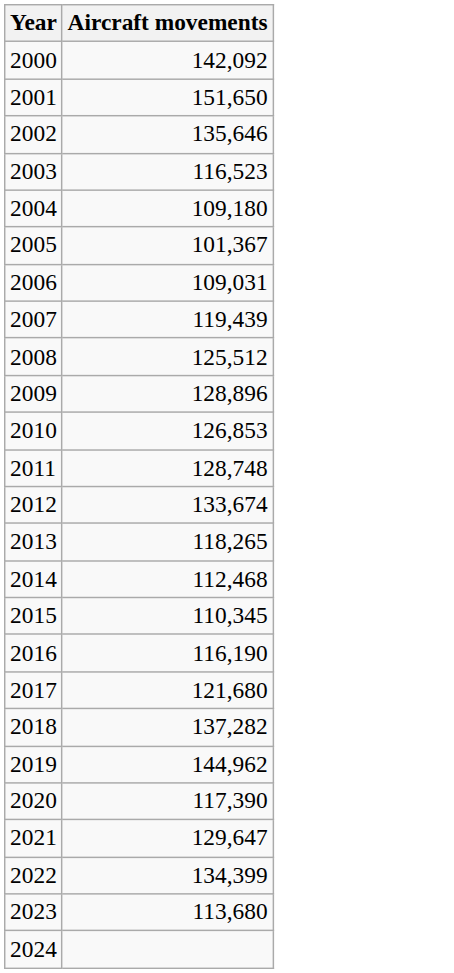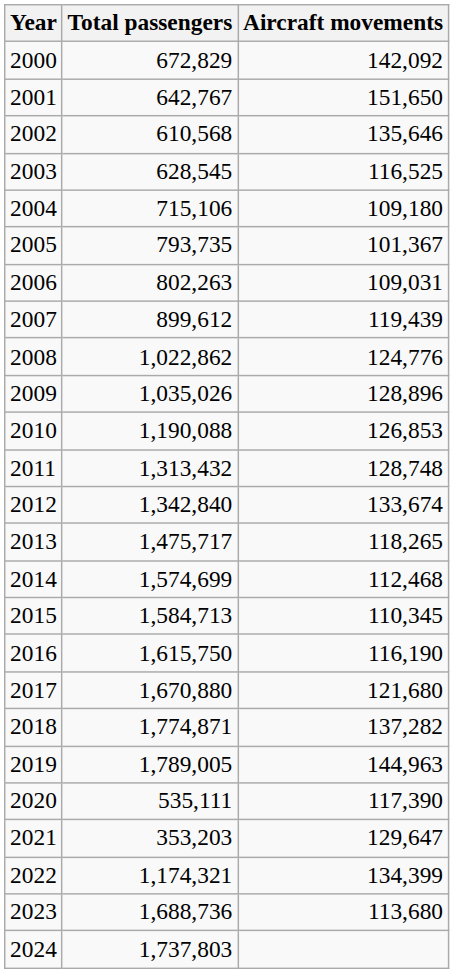+ column: (150, 23)
(230, 171) 116,523 -> (405, 171) 116,525
(230, 356) 125,512 -> (405, 356) 124,776
(230, 763) 144,962 -> (405, 763) 144,963
